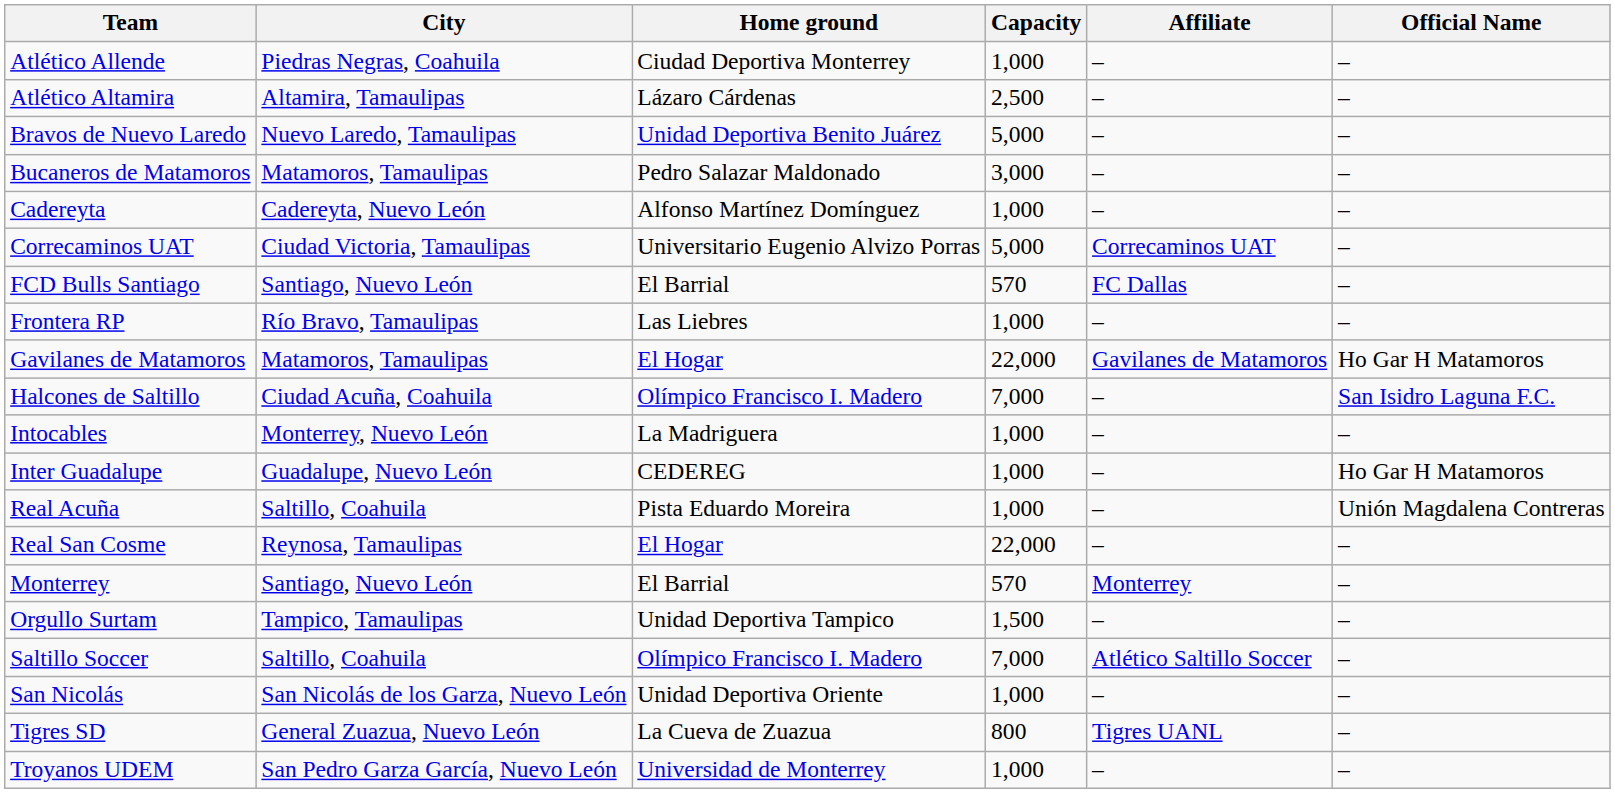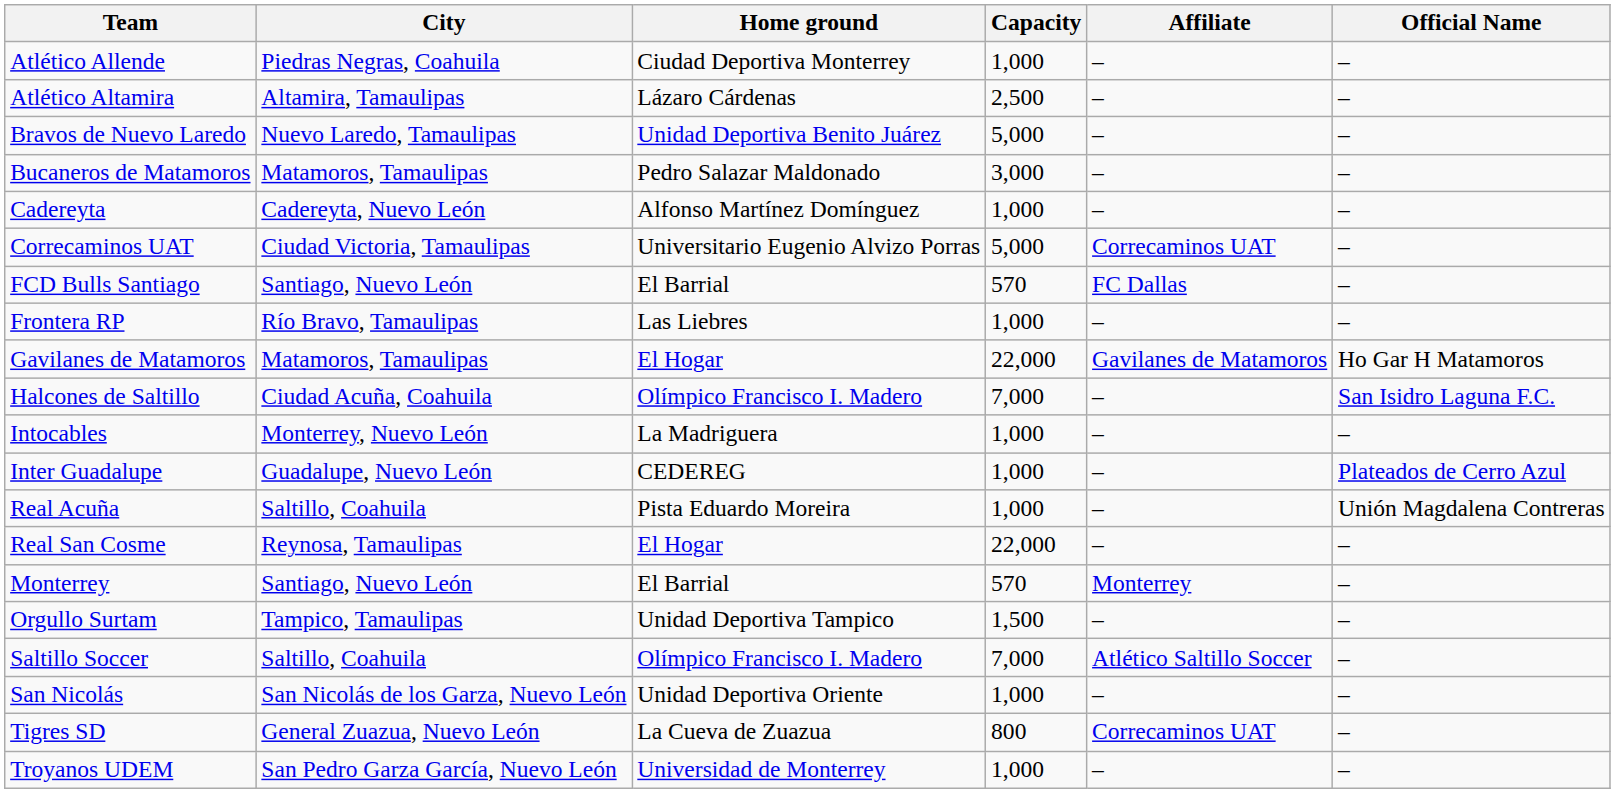(1441, 470) Ho Gar H Matamoros -> (1452, 470) Plateados de Cerro Azul
(1157, 731) Tigres UANL -> (1184, 731) Correcaminos UAT
